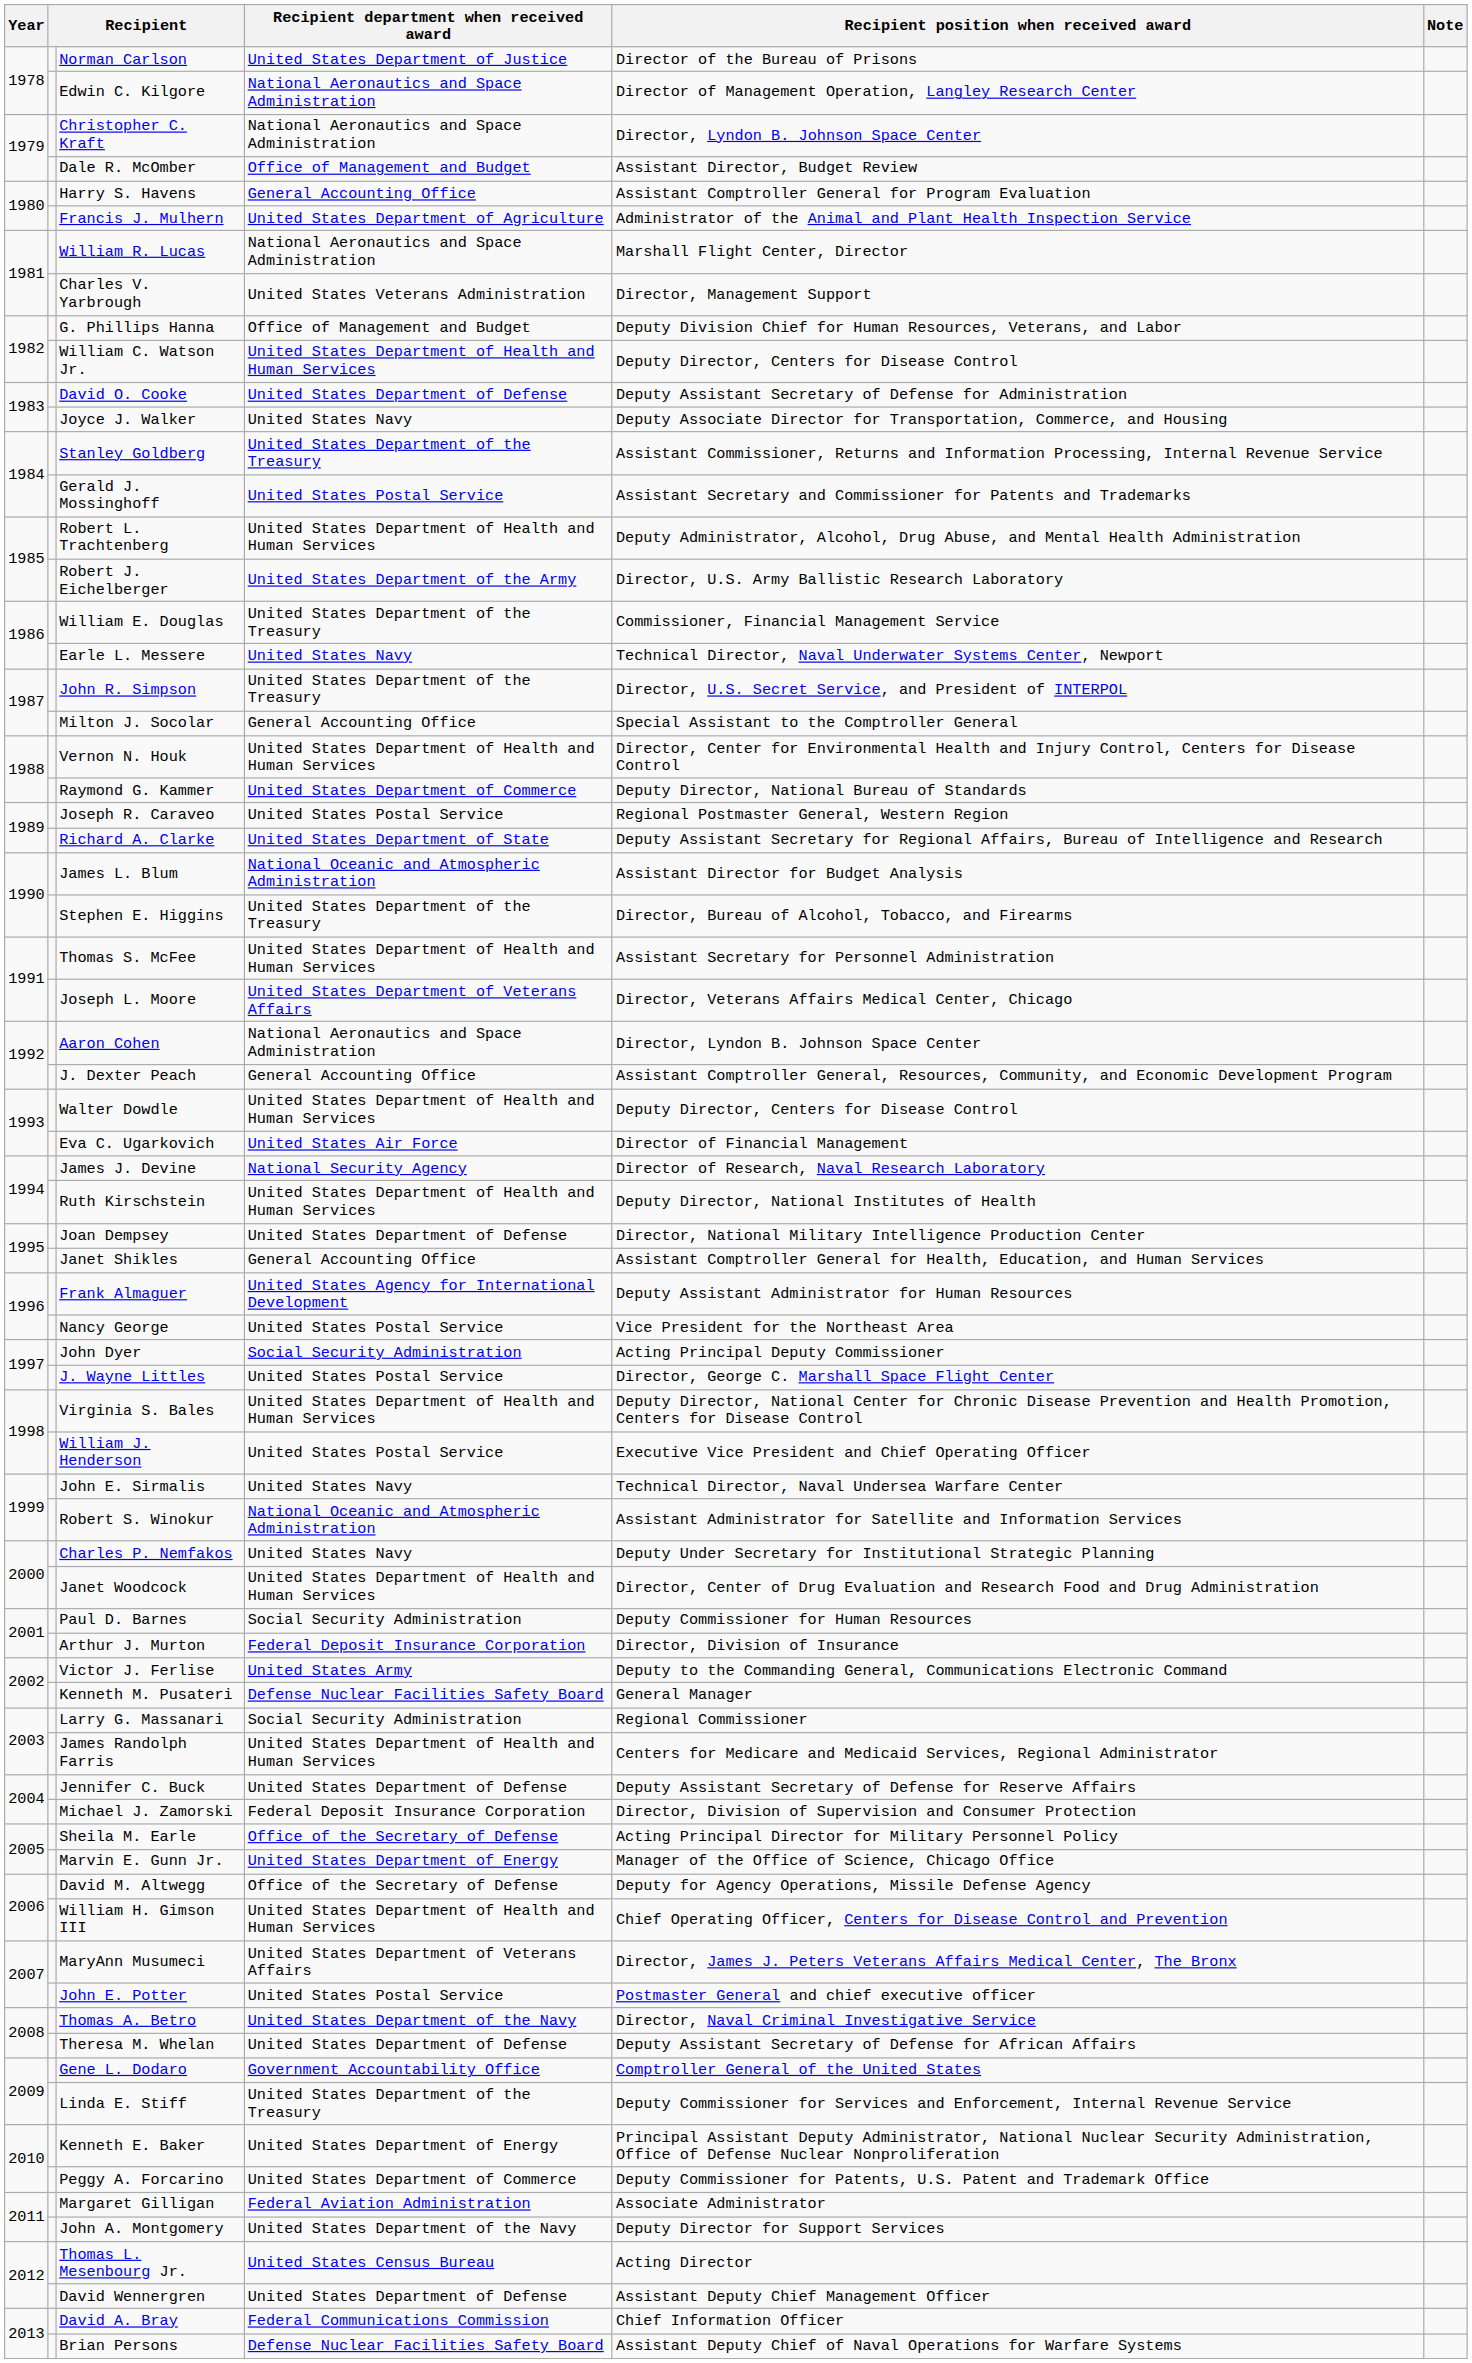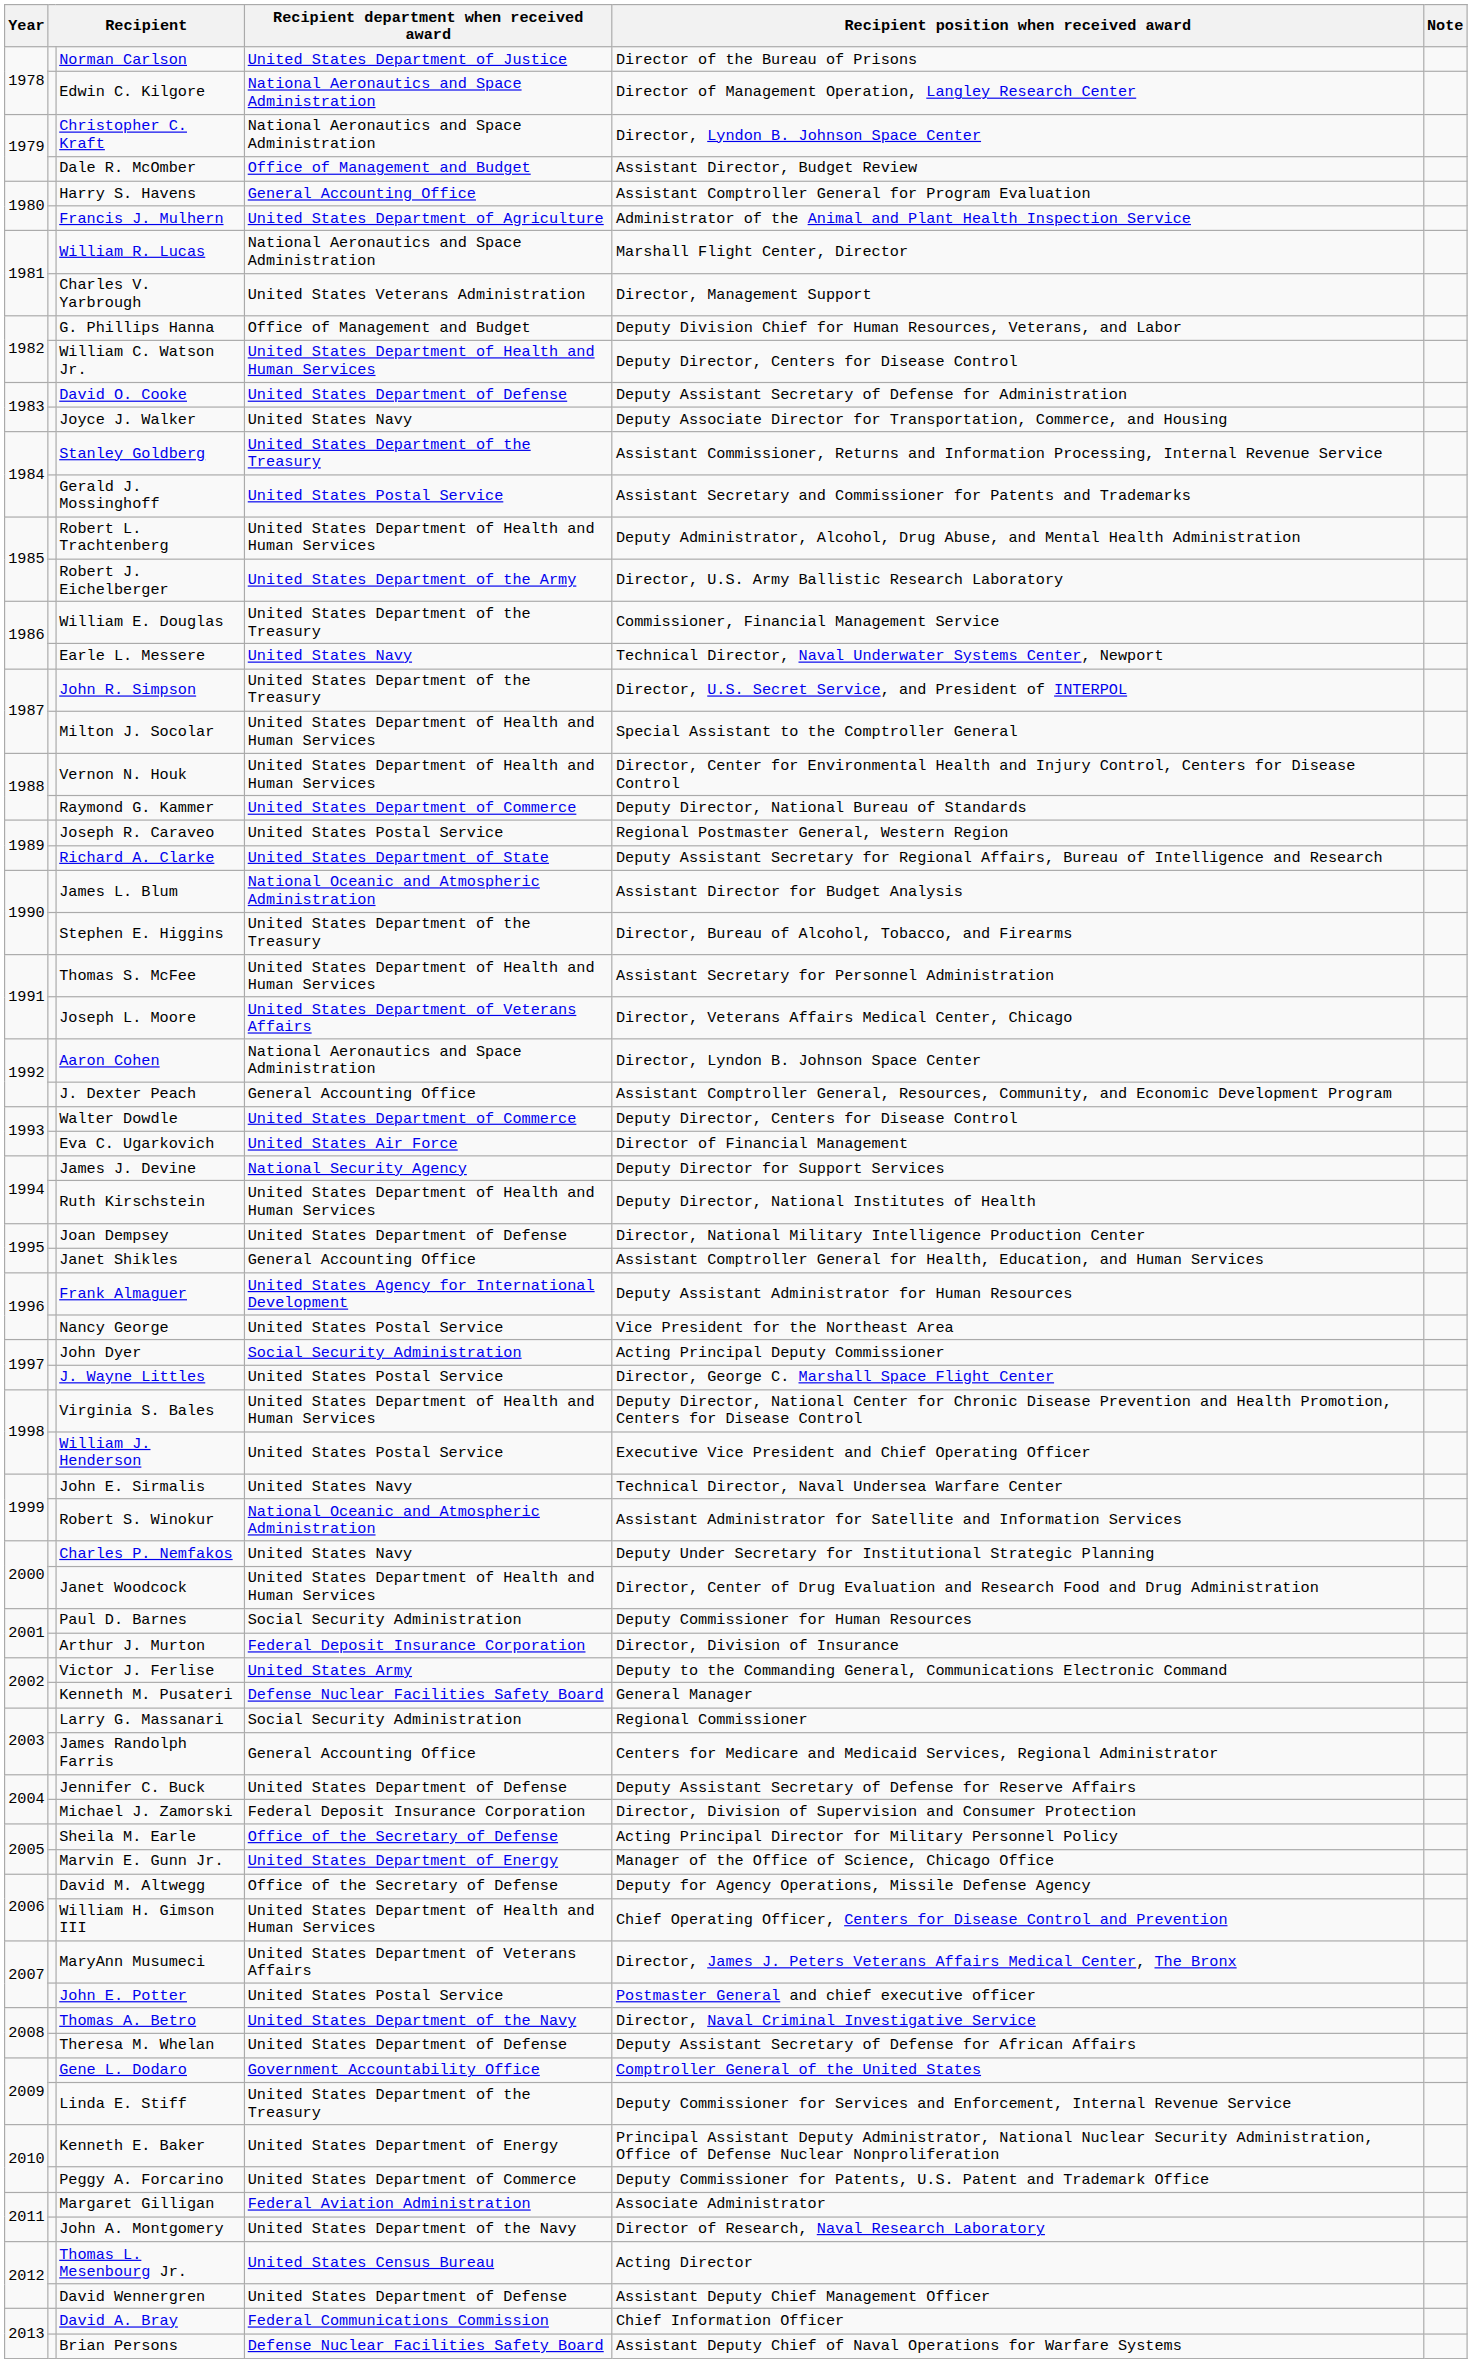(362, 723) General Accounting Office -> (421, 732) United States Department of Health and Human Services
(421, 1110) United States Department of Health and Human Services -> (412, 1119) United States Department of Commerce
(830, 1168) Director of Research, Naval Research Laboratory -> (780, 1168) Deputy Director for Support Services
(421, 1754) United States Department of Health and Human Services -> (362, 1754) General Accounting Office
(780, 2229) Deputy Director for Support Services -> (830, 2229) Director of Research, Naval Research Laboratory
